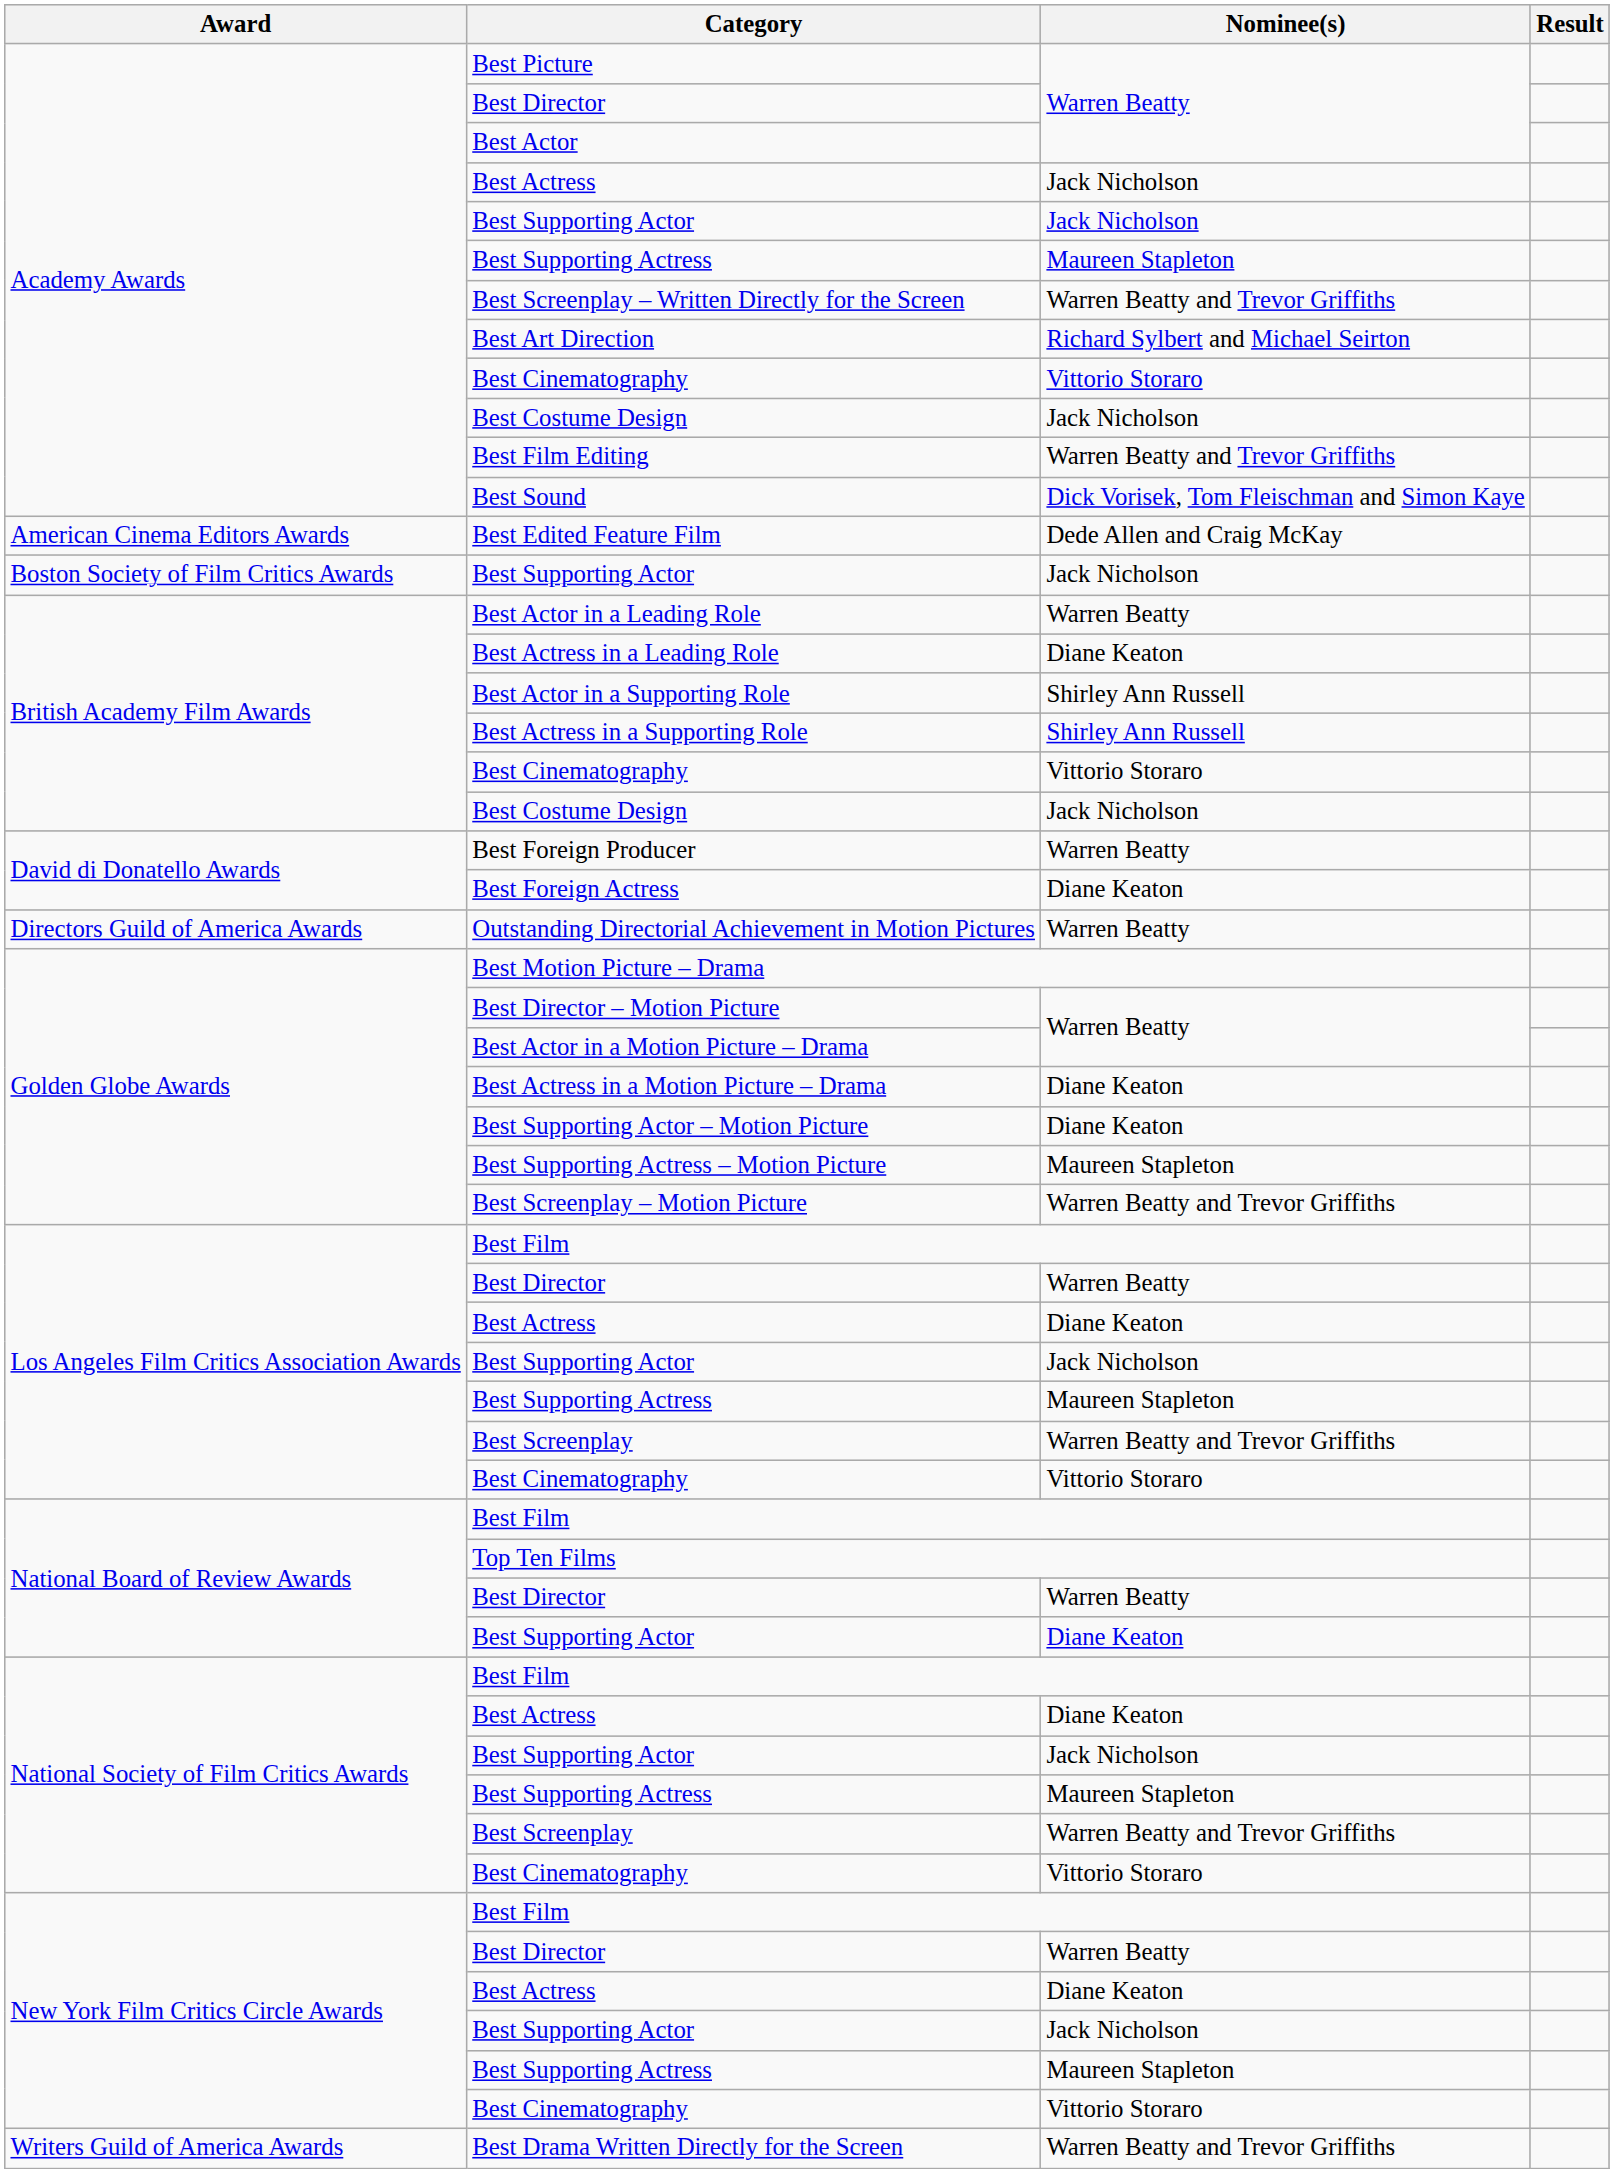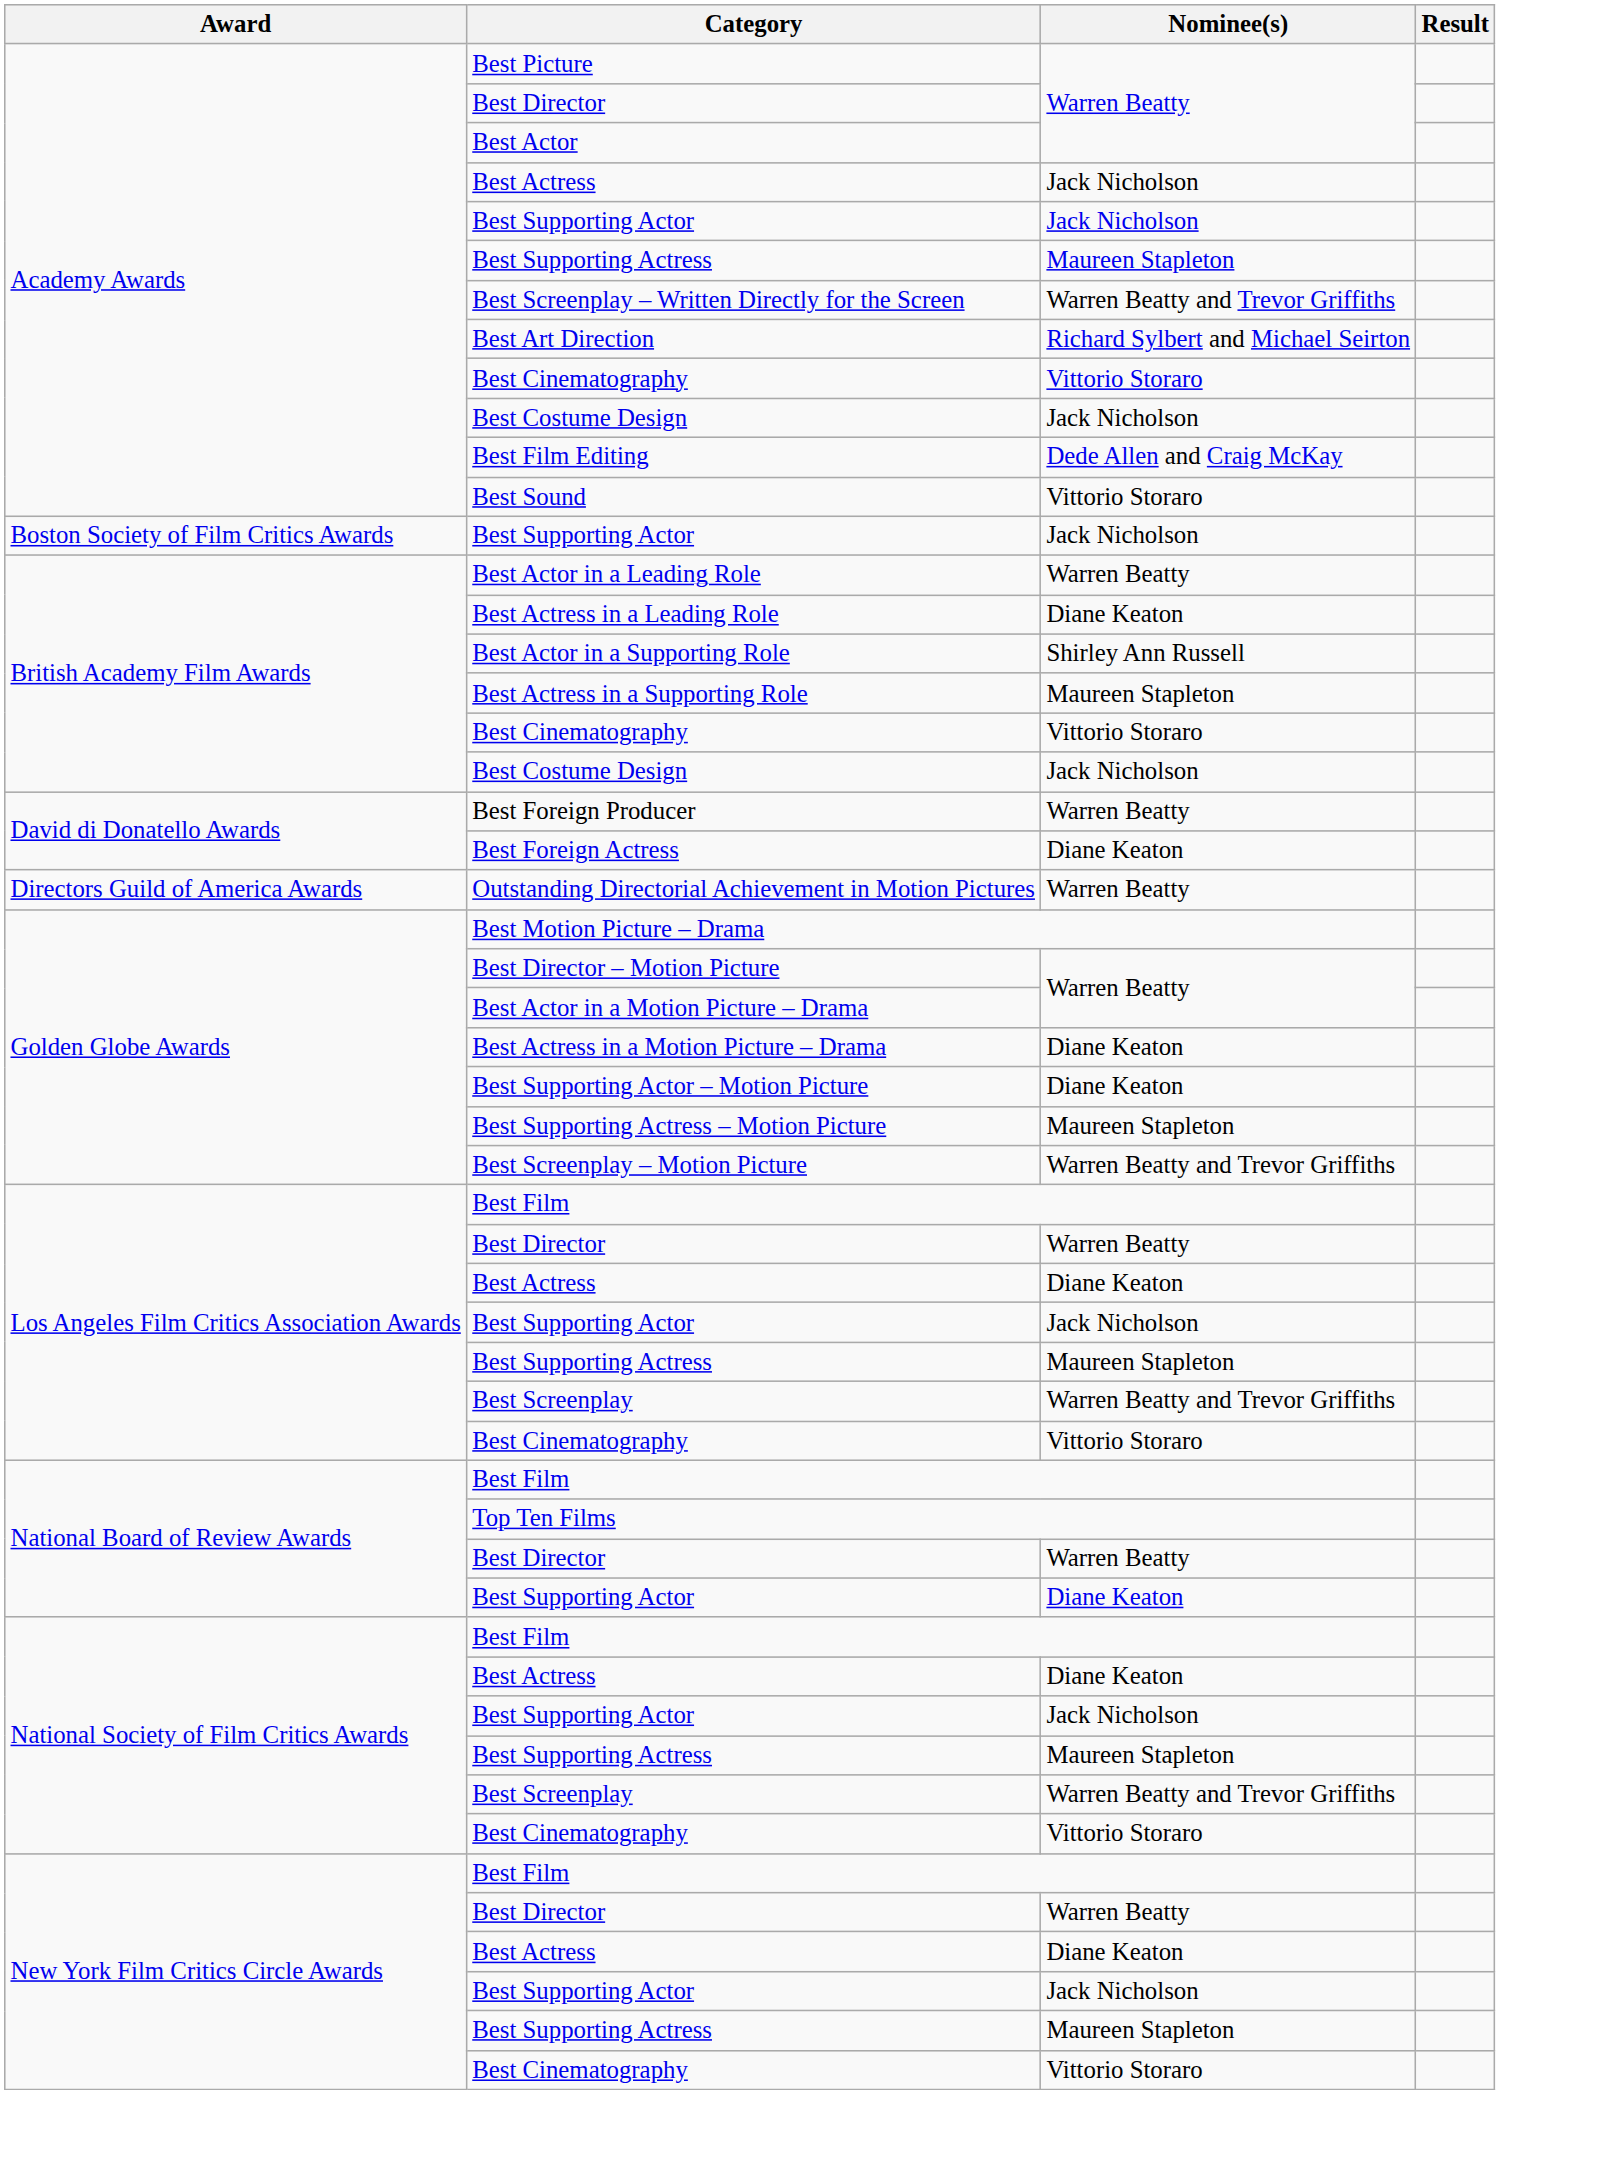(1221, 456) Warren Beatty and Trevor Griffiths -> (1194, 456) Dede Allen and Craig McKay
(1286, 496) Dick Vorisek, Tom Fleischman and Simon Kaye -> (1125, 496) Vittorio Storaro
- row: (180, 535)
(1146, 732) Shirley Ann Russell -> (1140, 692) Maureen Stapleton
- row: (177, 2148)
